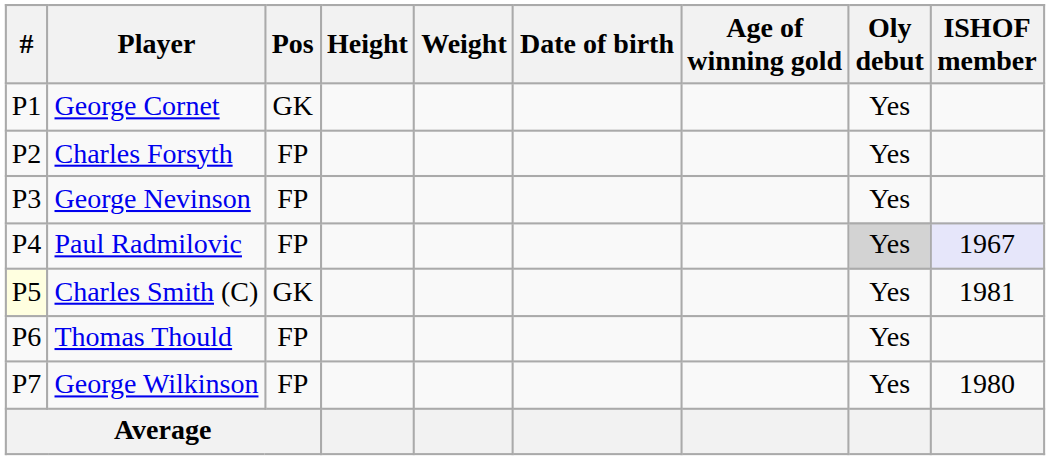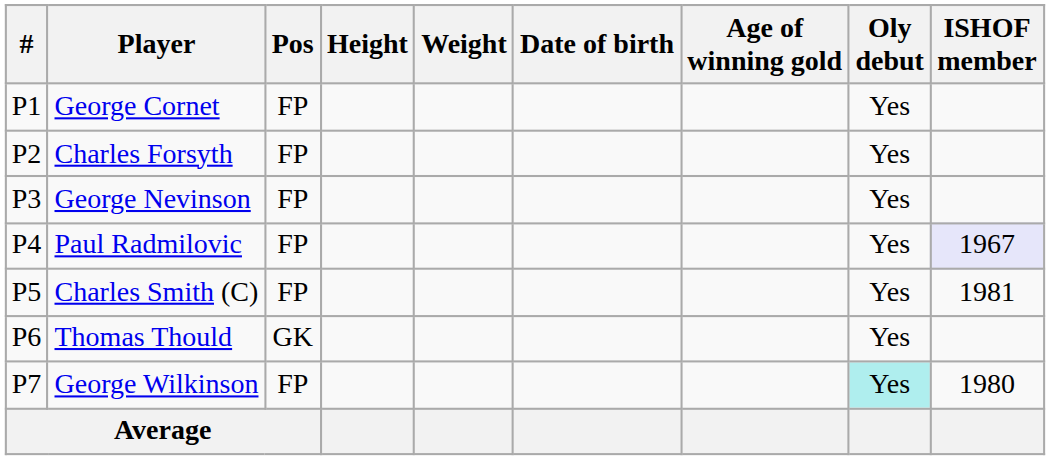(293, 106) GK -> (293, 106) FP
(890, 245) lightgrey background -> (890, 245) no background
(26, 291) lightyellow background -> (26, 291) no background
(293, 291) GK -> (293, 291) FP
(293, 337) FP -> (293, 337) GK
(890, 383) no background -> (890, 383) paleturquoise background
